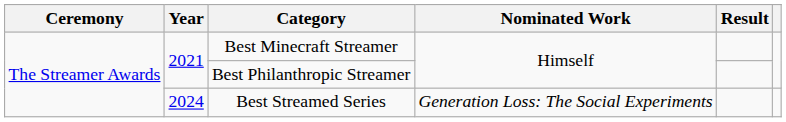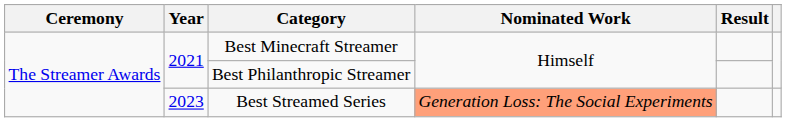(186, 102) 2024 -> (186, 102) 2023
(566, 102) no background -> (566, 102) lightsalmon background
